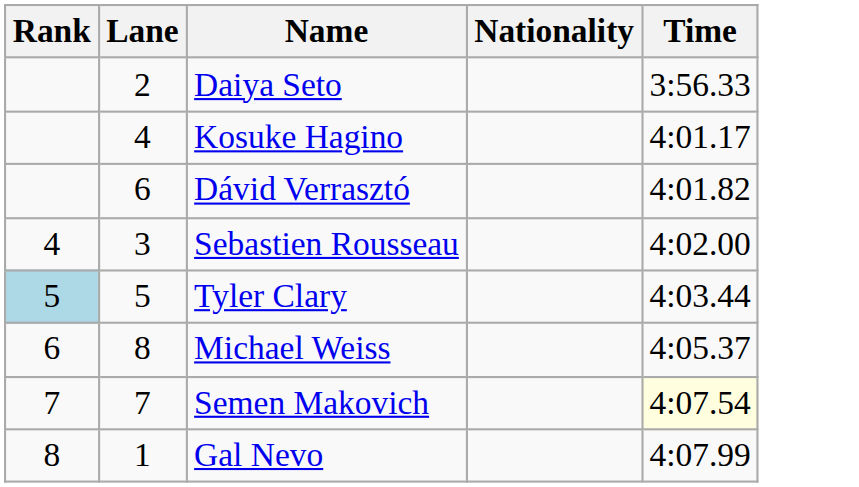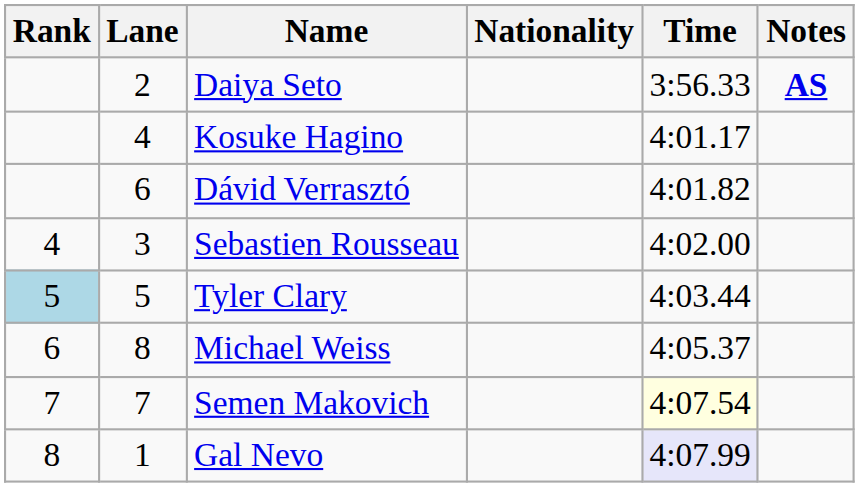+ column: (806, 31)
(700, 455) no background -> (700, 455) lavender background
